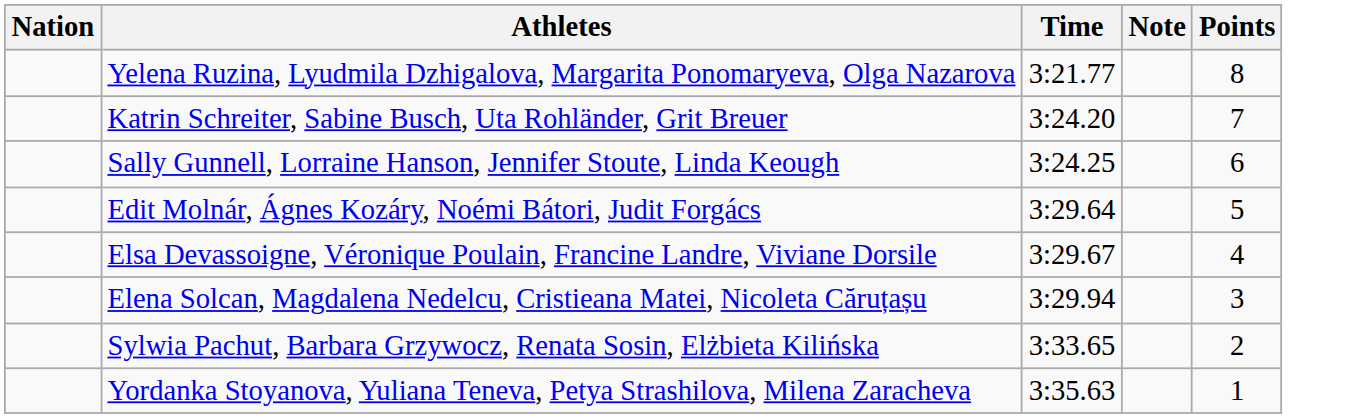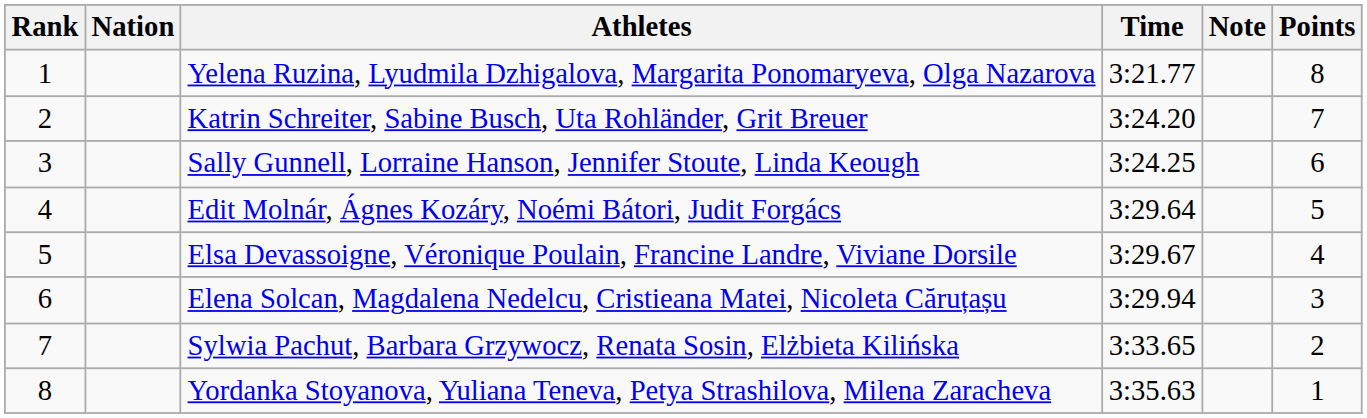+ column: (45, 27)
